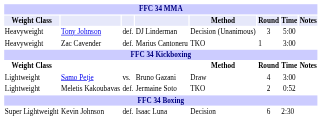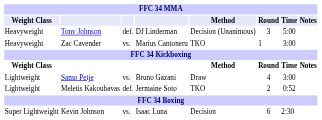(128, 43) def. -> (126, 43) vs.
(128, 112) def. -> (126, 112) vs.
